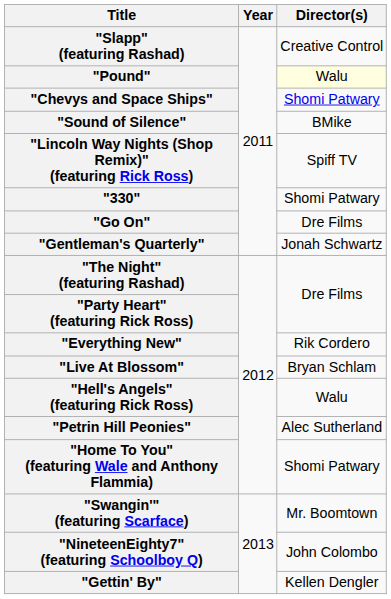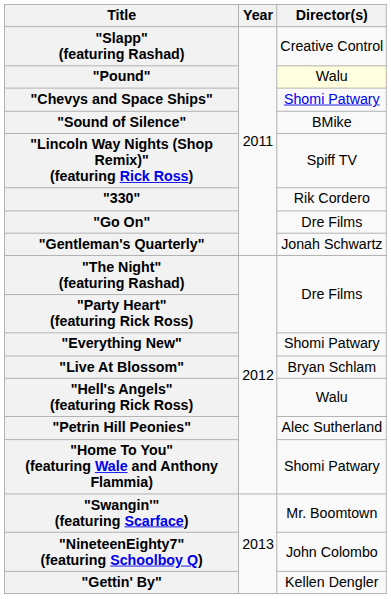(332, 199) Shomi Patwary -> (332, 199) Rik Cordero
(332, 344) Rik Cordero -> (332, 344) Shomi Patwary
